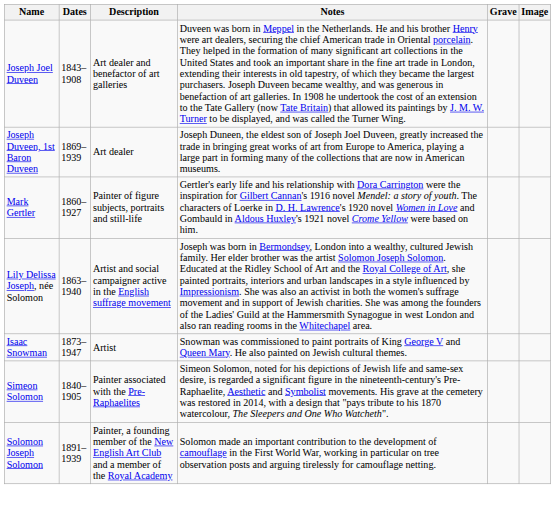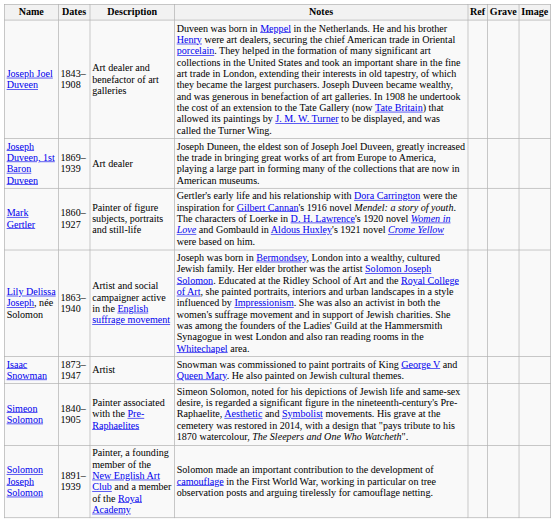+ column: (478, 12)
